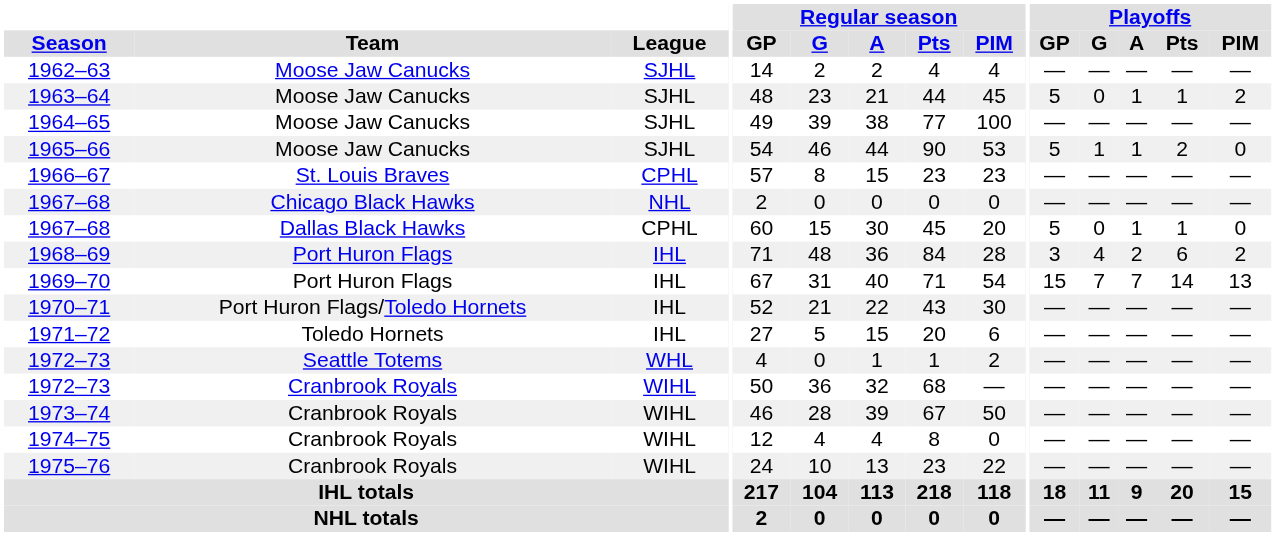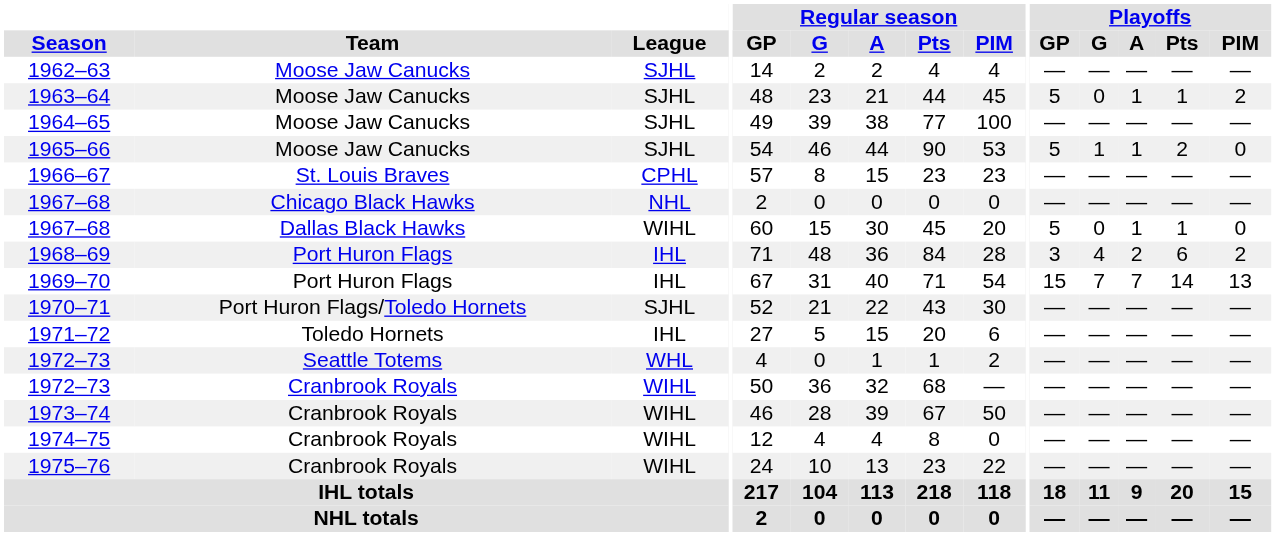(670, 228) CPHL -> (670, 228) WIHL
(670, 307) IHL -> (670, 307) SJHL
